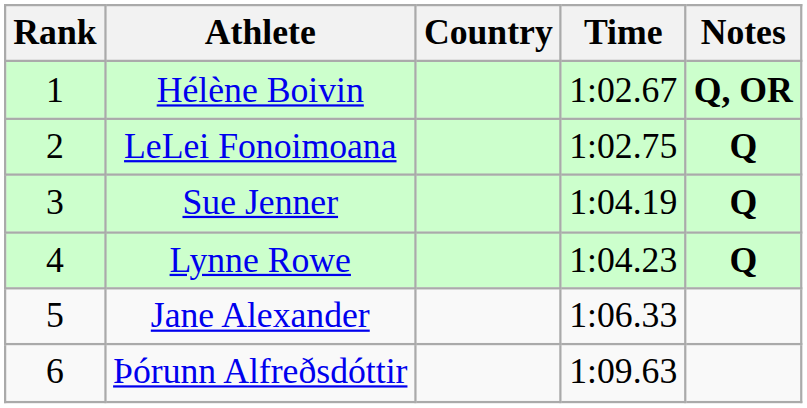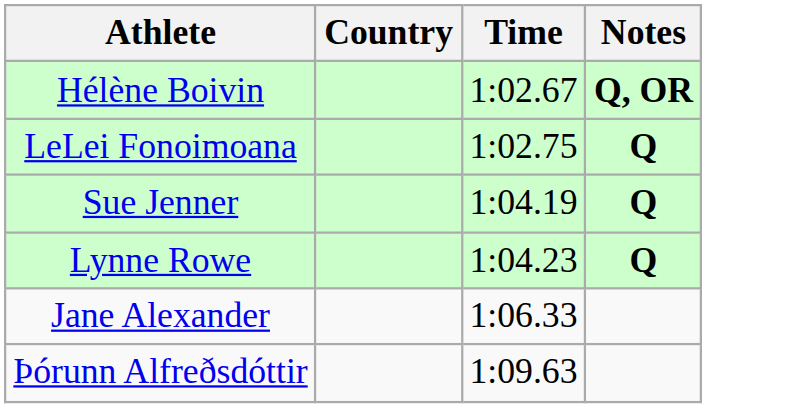- column: (55, 32)
